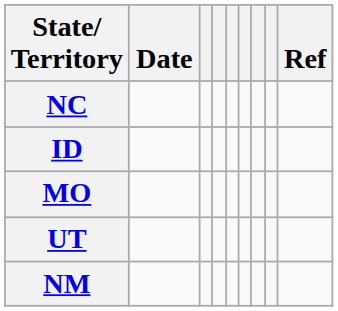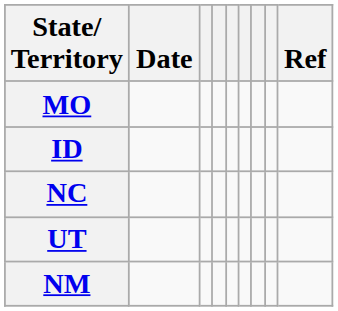rows swapped: (67, 103) <-> (67, 193)
